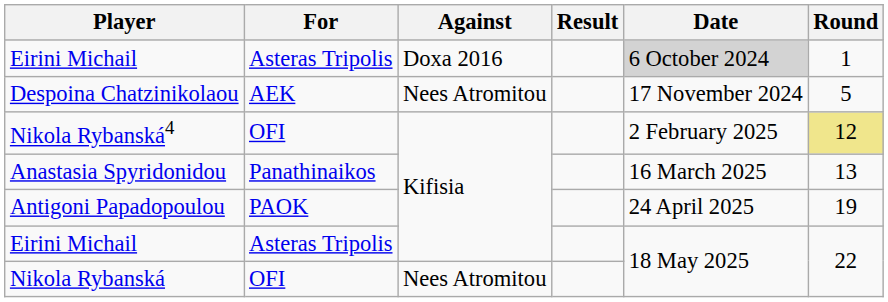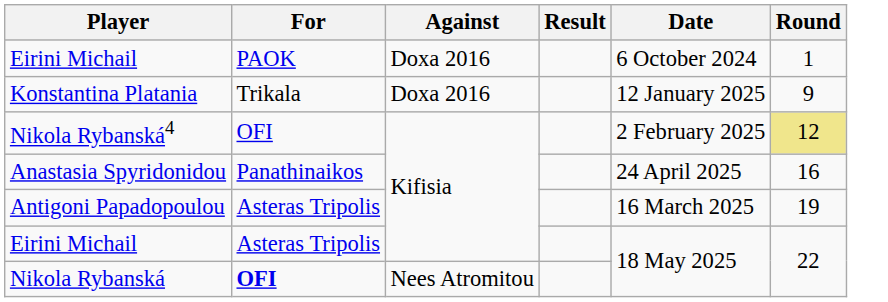(321, 58) Asteras Tripolis -> (266, 58) PAOK
(699, 58) lightgrey background -> (686, 58) no background
- row: (124, 93)
+ row: (104, 93)
(698, 171) 16 March 2025 -> (679, 171) 24 April 2025
(846, 171) 13 -> (808, 171) 16
(279, 207) PAOK -> (308, 207) Asteras Tripolis
(691, 207) 24 April 2025 -> (685, 207) 16 March 2025
(267, 278) normal -> (257, 278) bold
